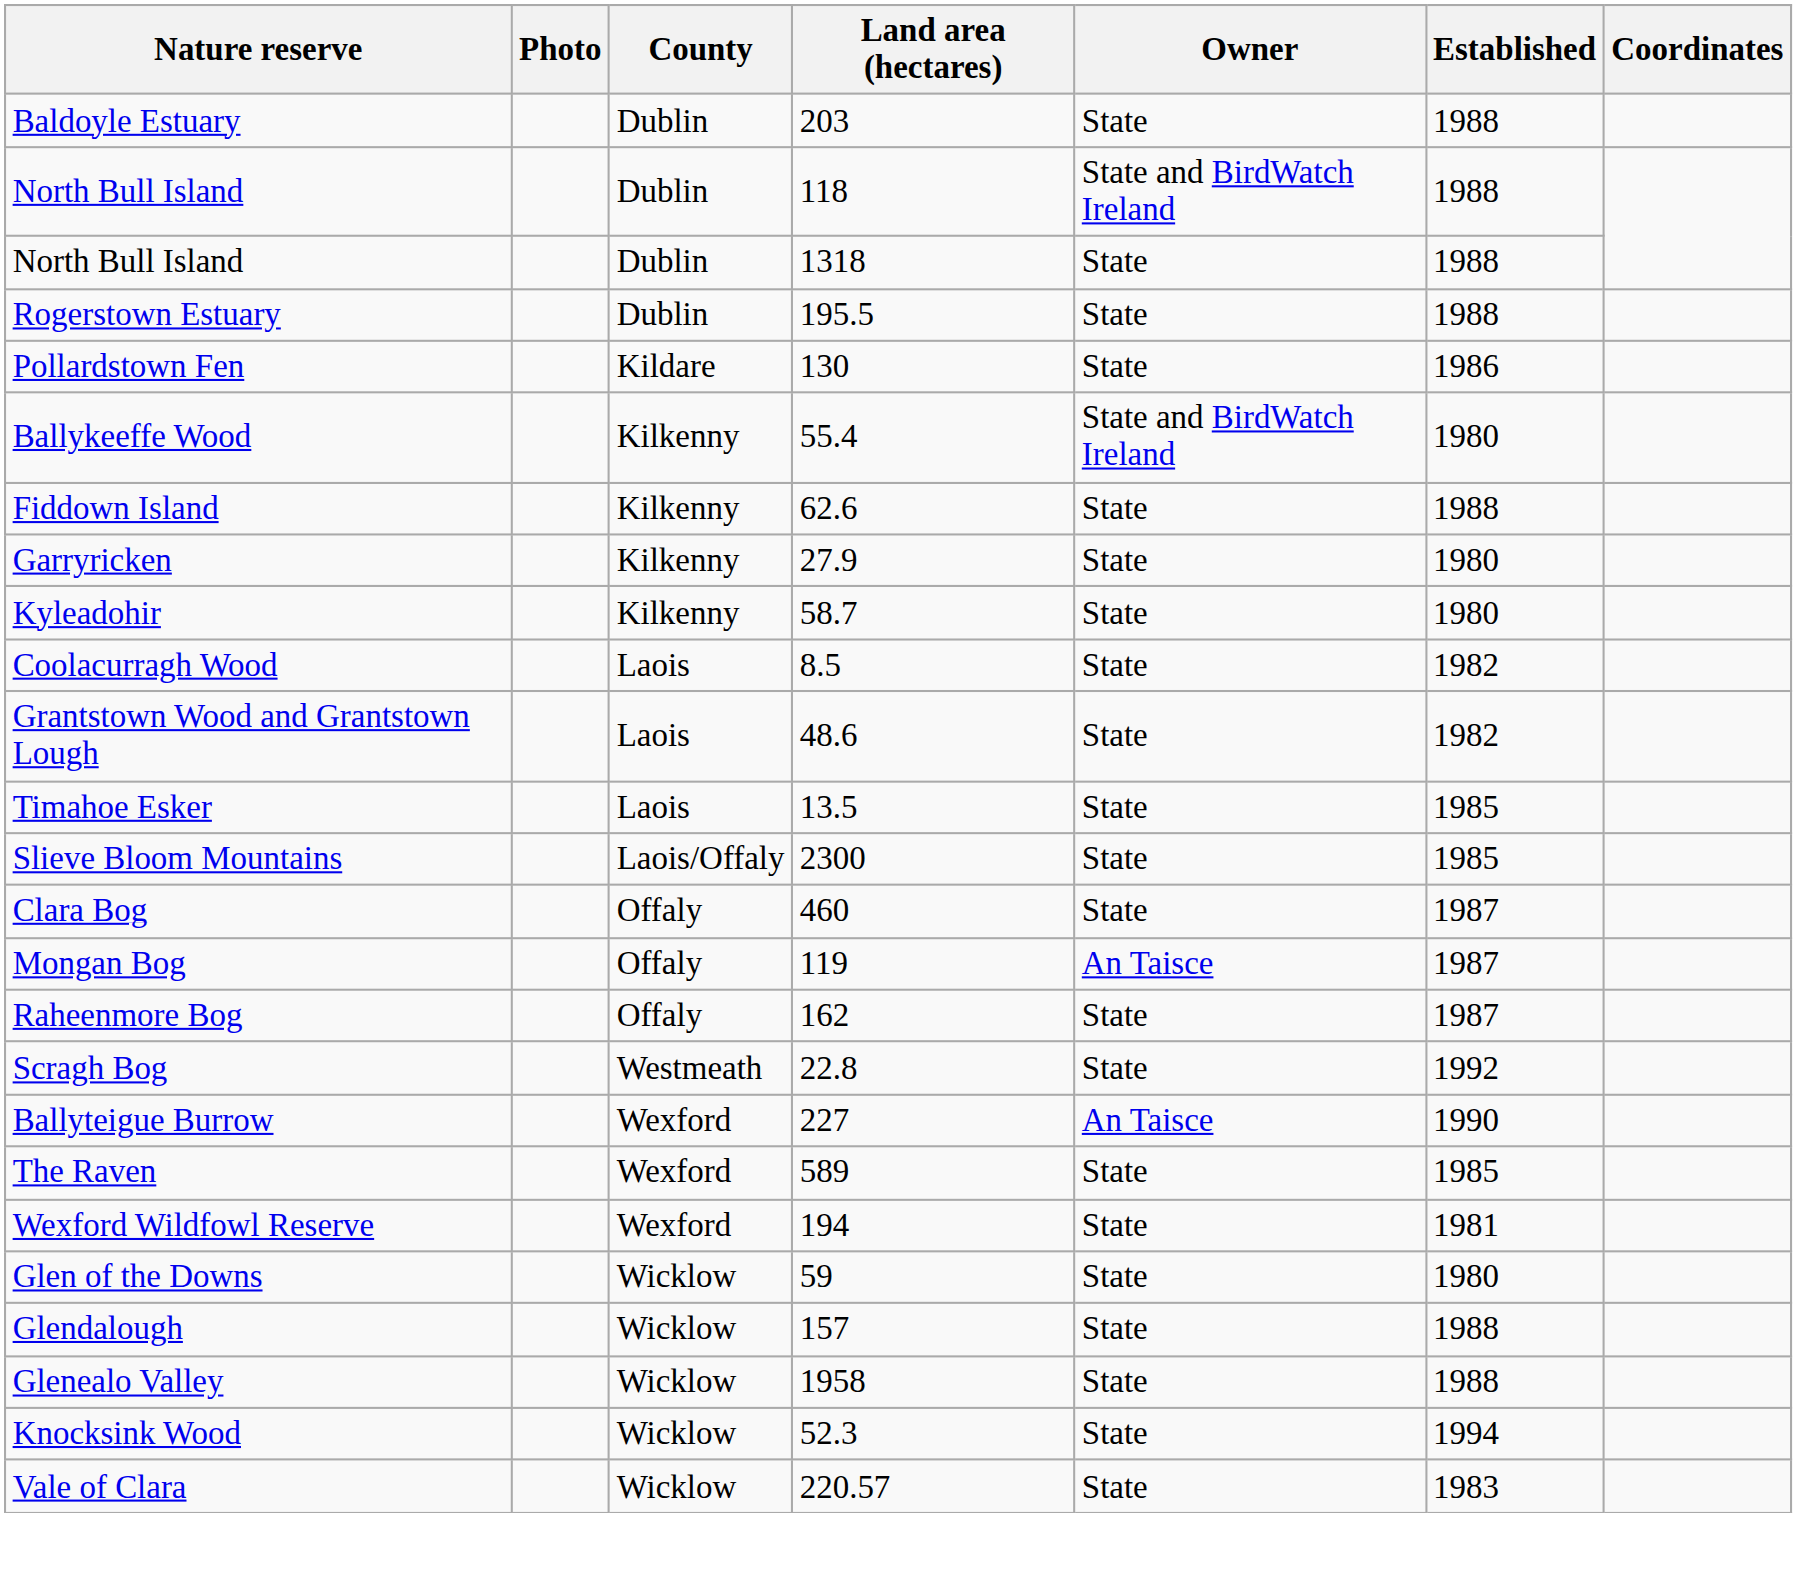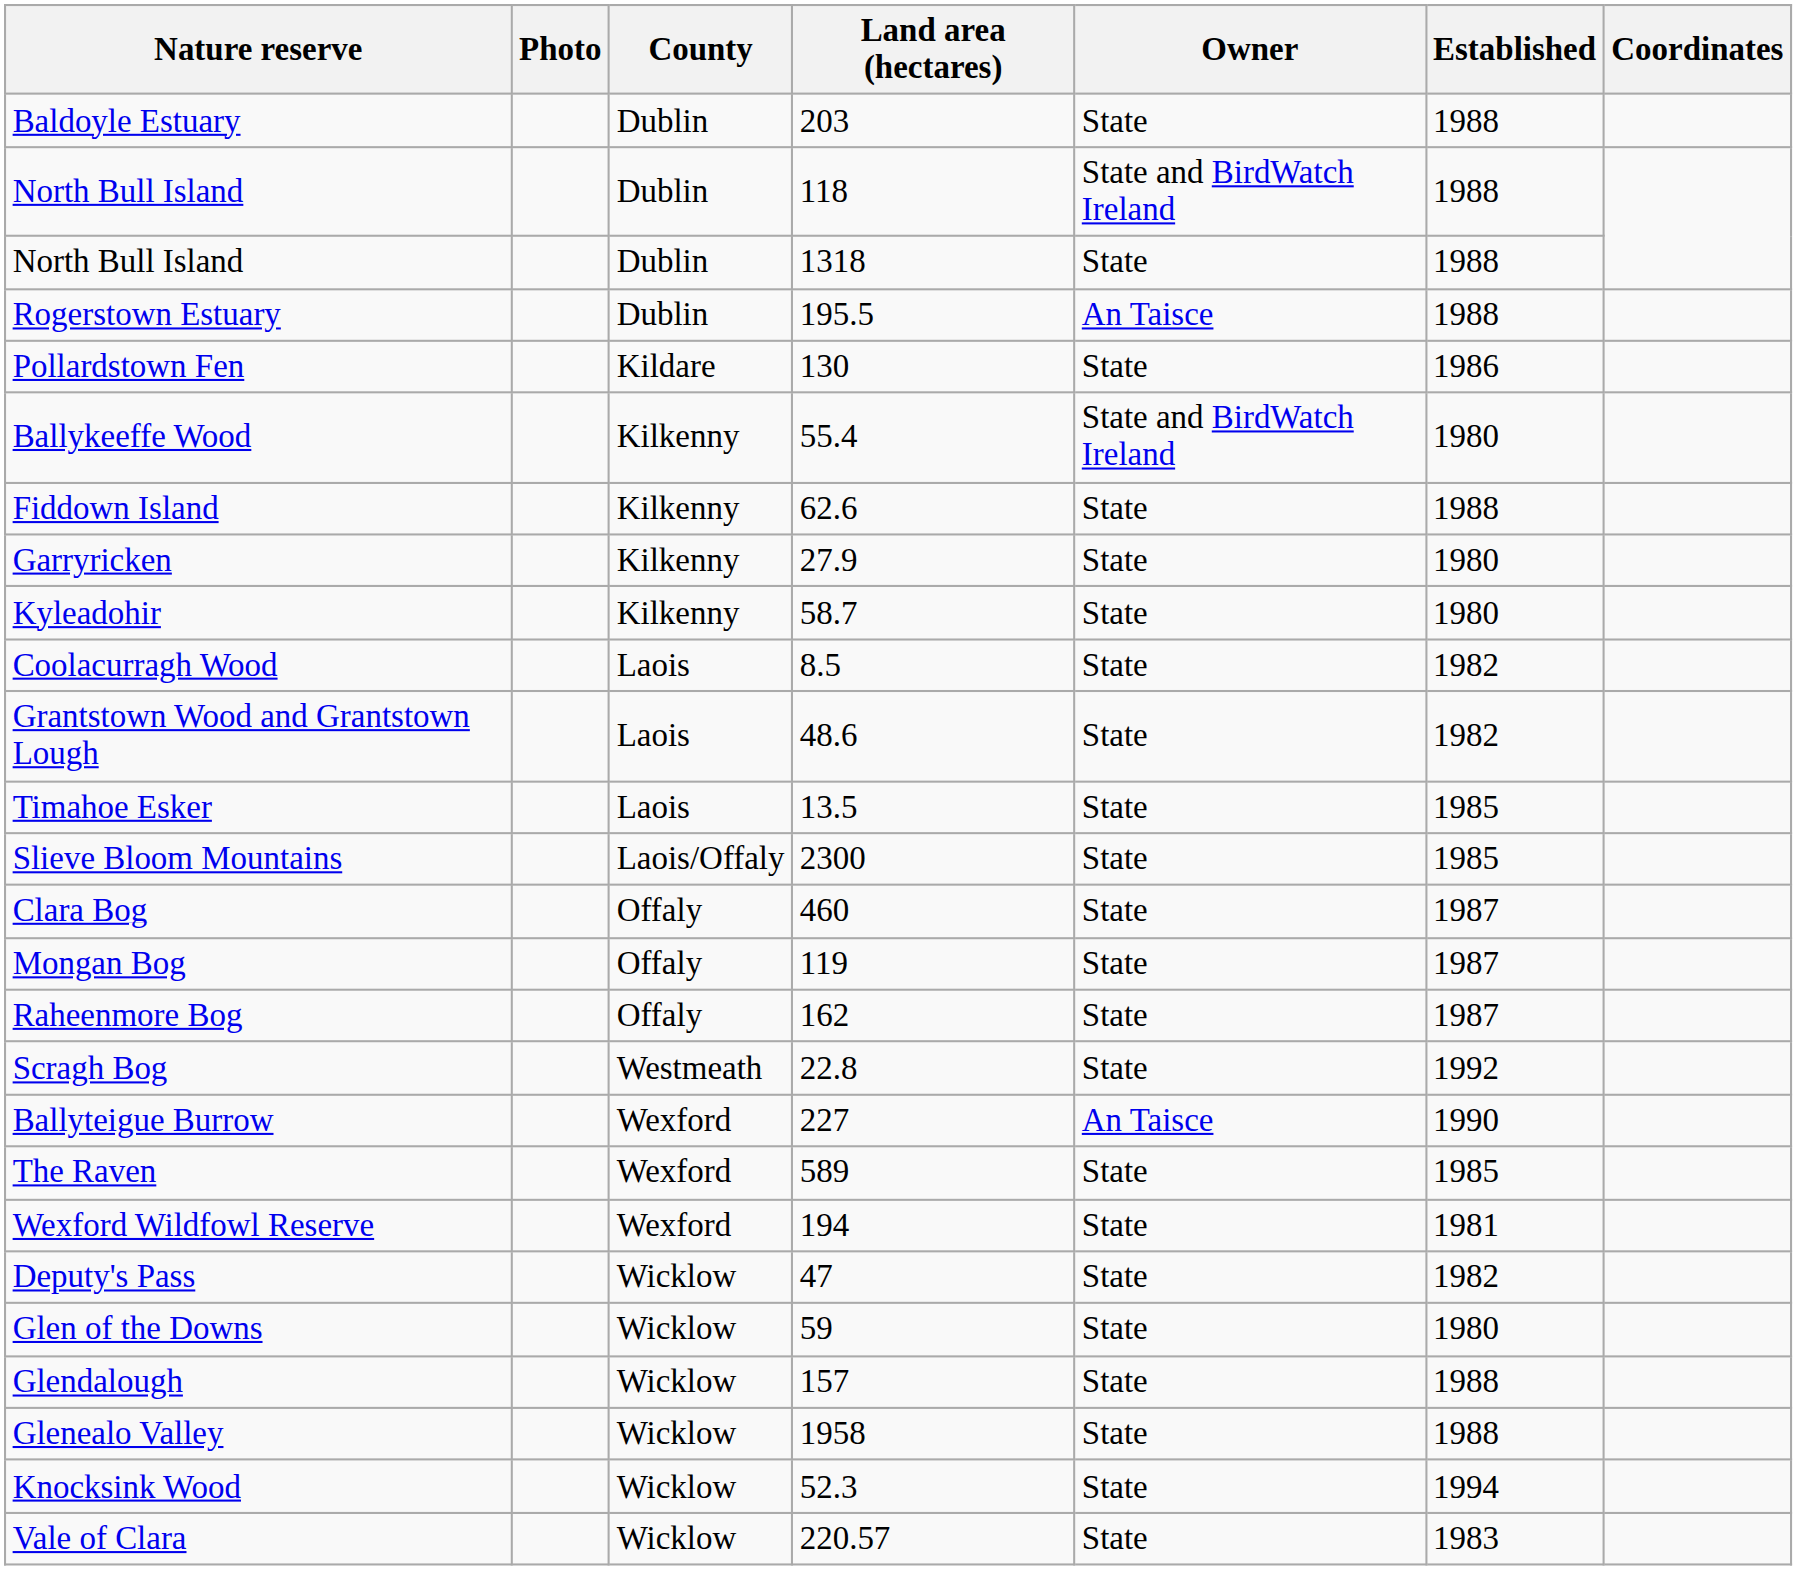(1115, 313) State -> (1148, 313) An Taisce
(1148, 963) An Taisce -> (1115, 963) State
+ row: (104, 1276)
